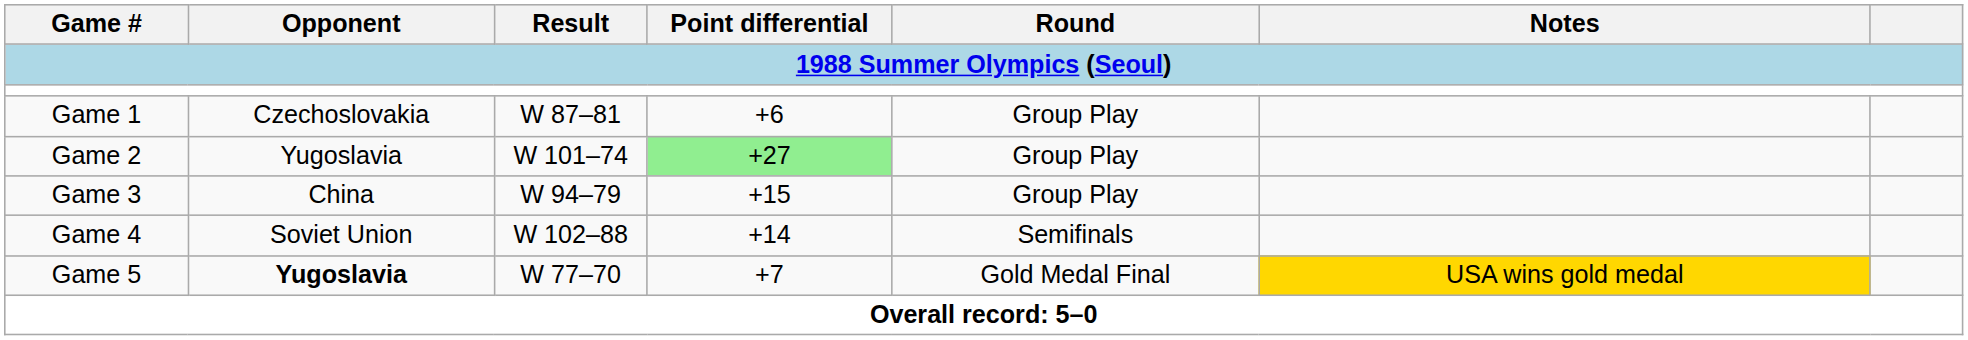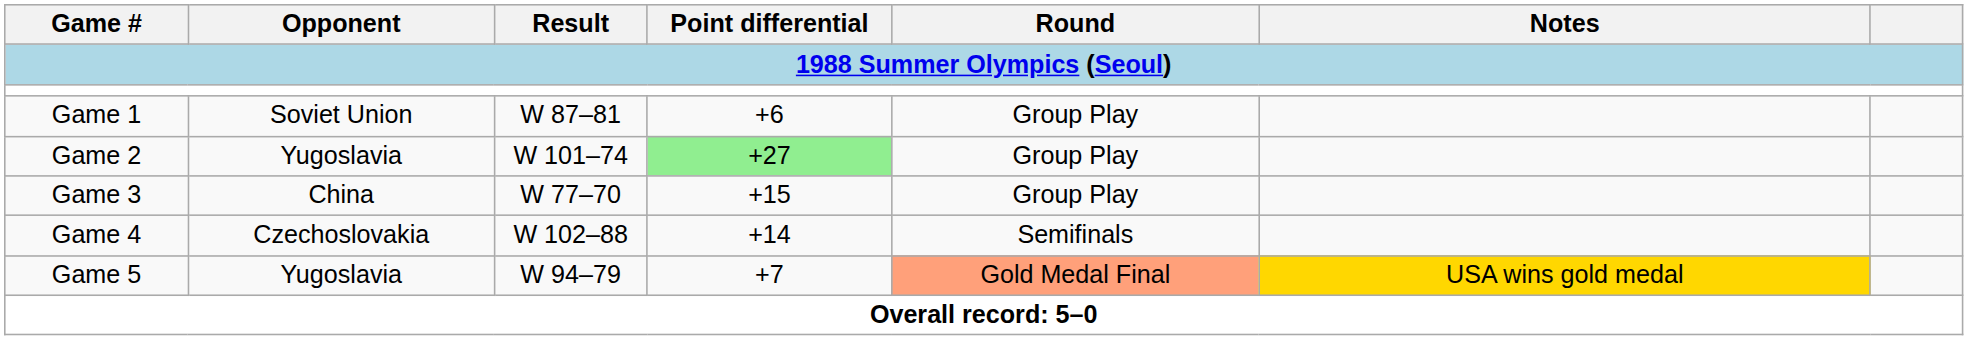(341, 115) Czechoslovakia -> (341, 115) Soviet Union
(571, 195) W 94–79 -> (571, 195) W 77–70
(341, 235) Soviet Union -> (341, 235) Czechoslovakia
(341, 275) bold -> (341, 275) normal
(571, 275) W 77–70 -> (571, 275) W 94–79
(1075, 275) no background -> (1075, 275) lightsalmon background
